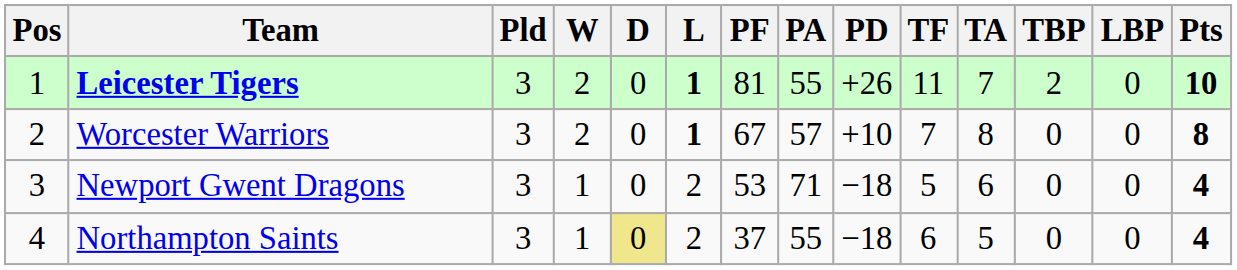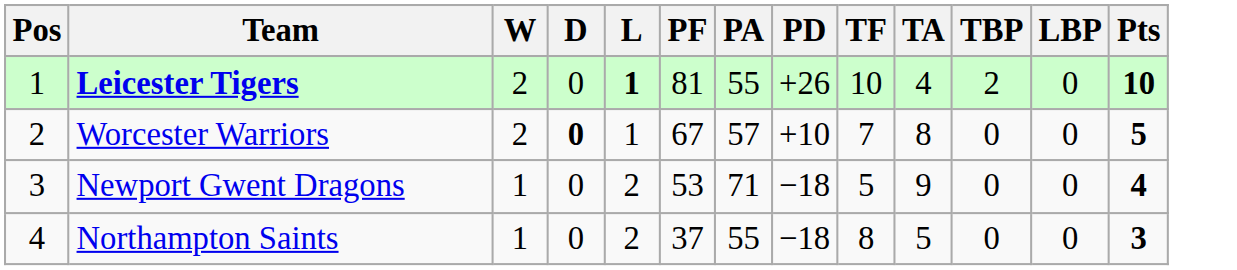- column: (523, 30)
(928, 82) 11 -> (866, 82) 10
(986, 82) 7 -> (923, 82) 4
(638, 133) normal -> (576, 133) bold
(694, 133) bold -> (632, 133) normal
(1201, 133) 8 -> (1139, 133) 5
(986, 185) 6 -> (923, 185) 9
(638, 237) khaki background -> (576, 237) no background
(928, 237) 6 -> (866, 237) 8
(1201, 237) 4 -> (1139, 237) 3
